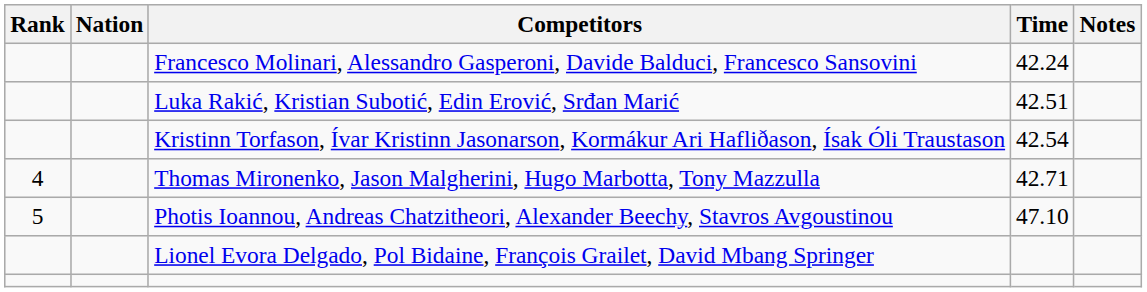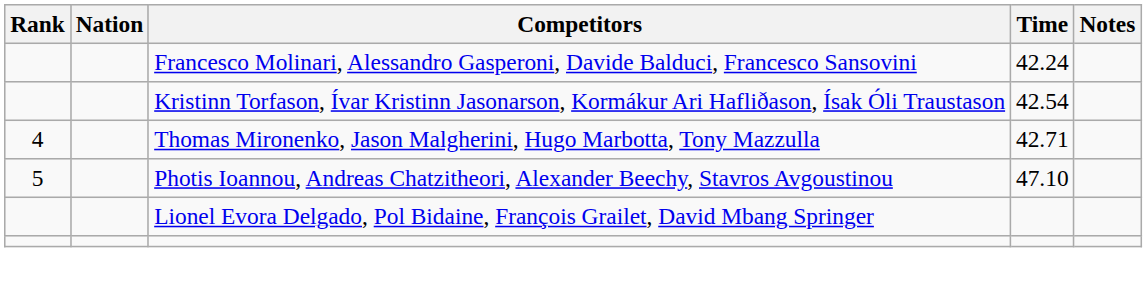- row: (417, 101)
